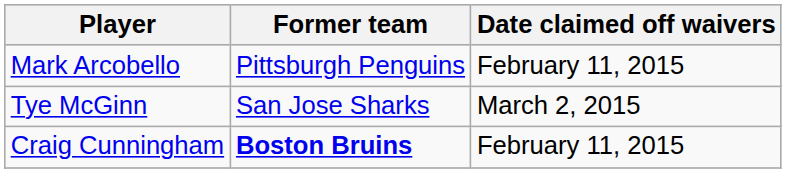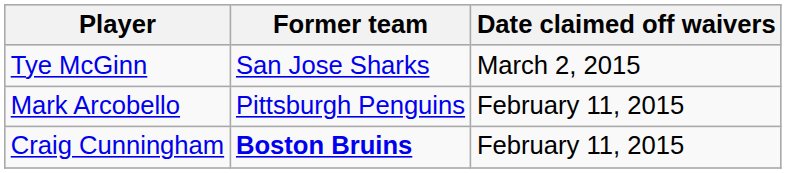rows swapped: (95, 65) <-> (79, 106)
